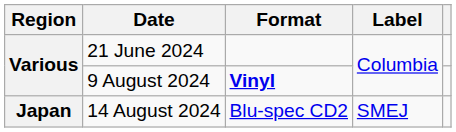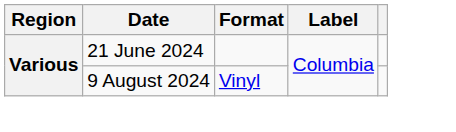(252, 80) bold -> (240, 80) normal
- row: (154, 111)
